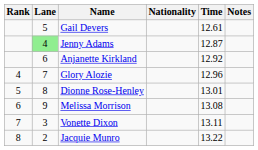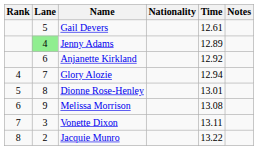(212, 43) 12.87 -> (212, 43) 12.89
(212, 75) 12.96 -> (212, 75) 12.94
